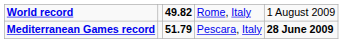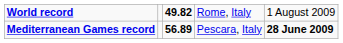(178, 30) 51.79 -> (178, 30) 56.89
